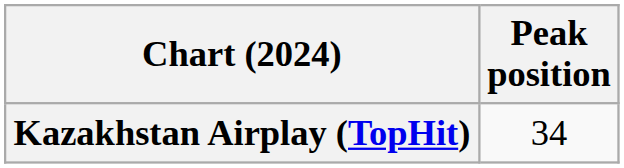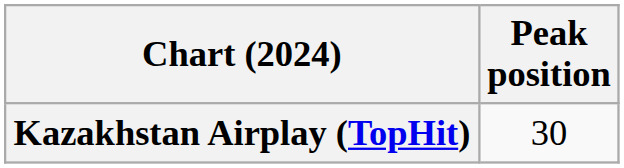(549, 132) 34 -> (549, 132) 30
